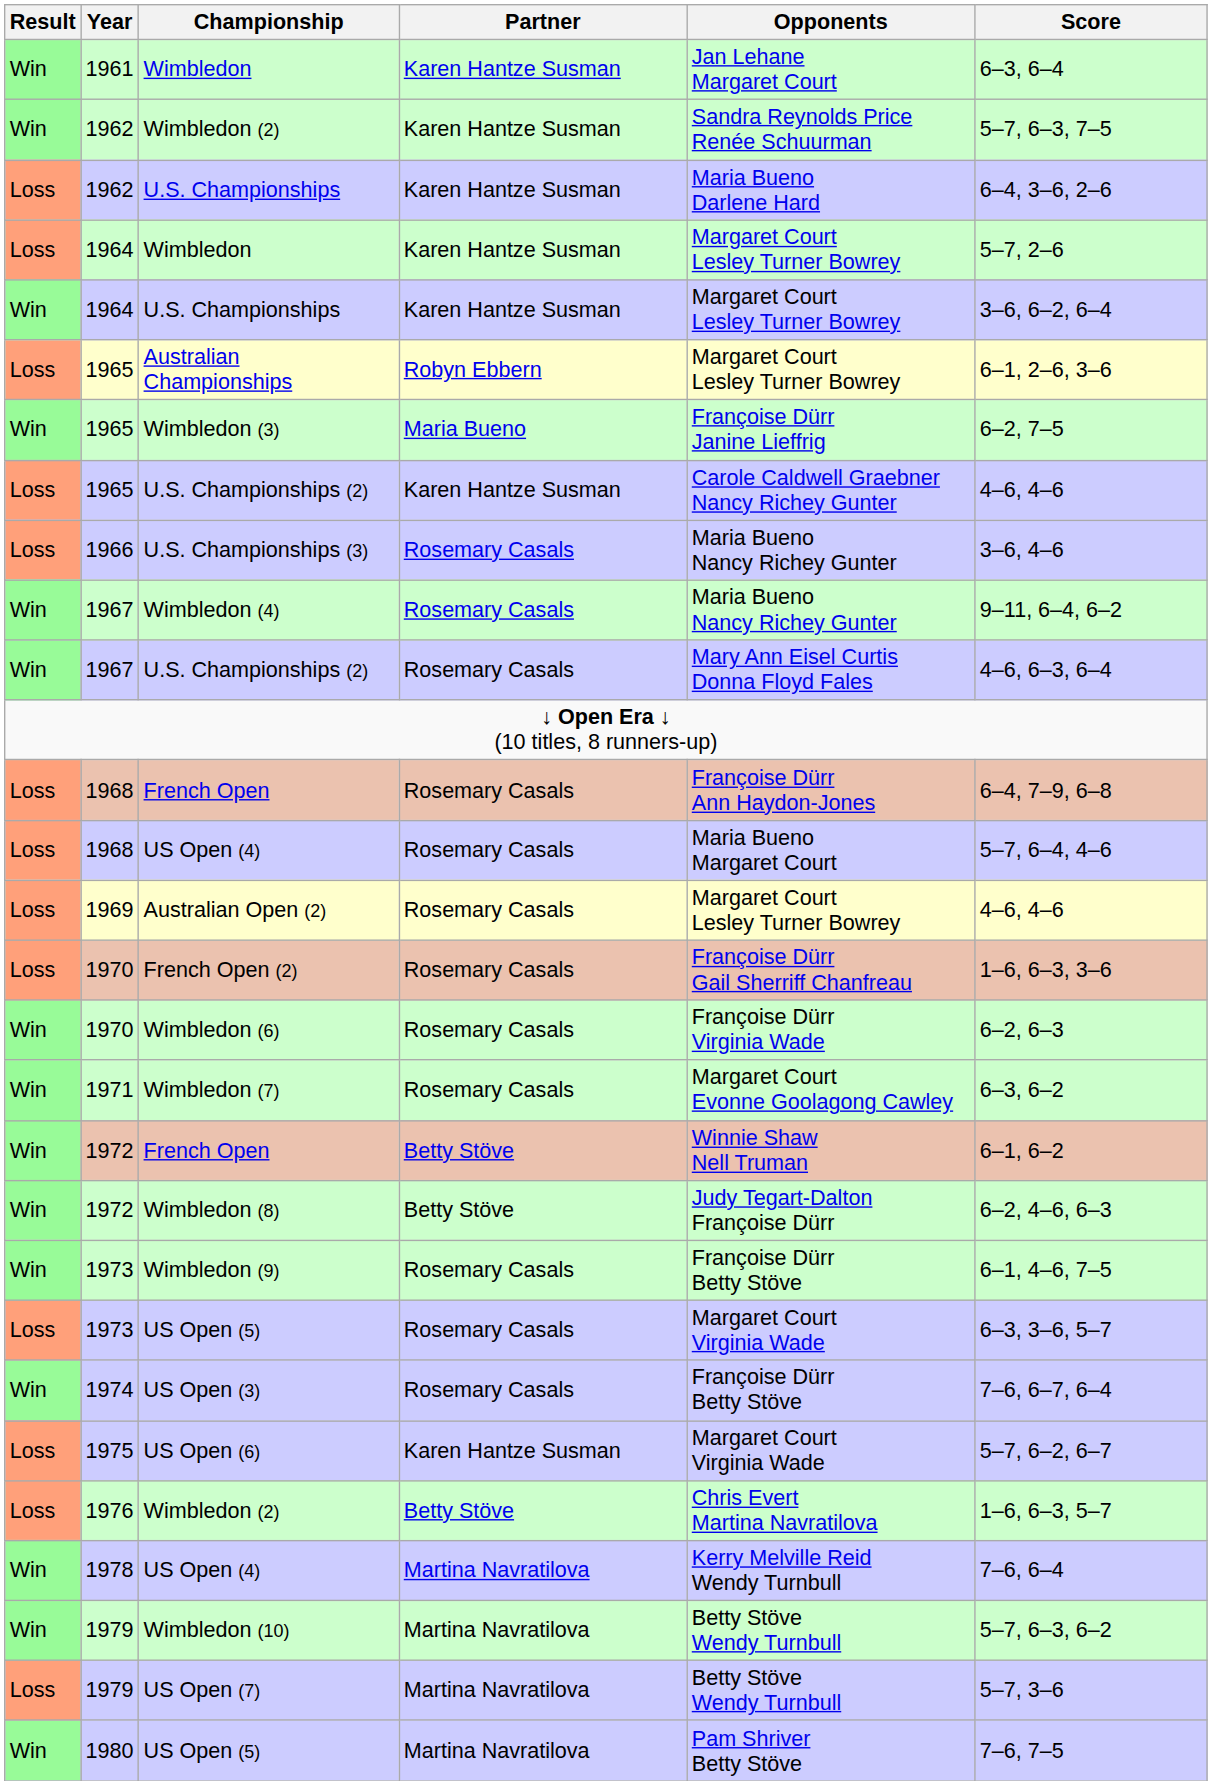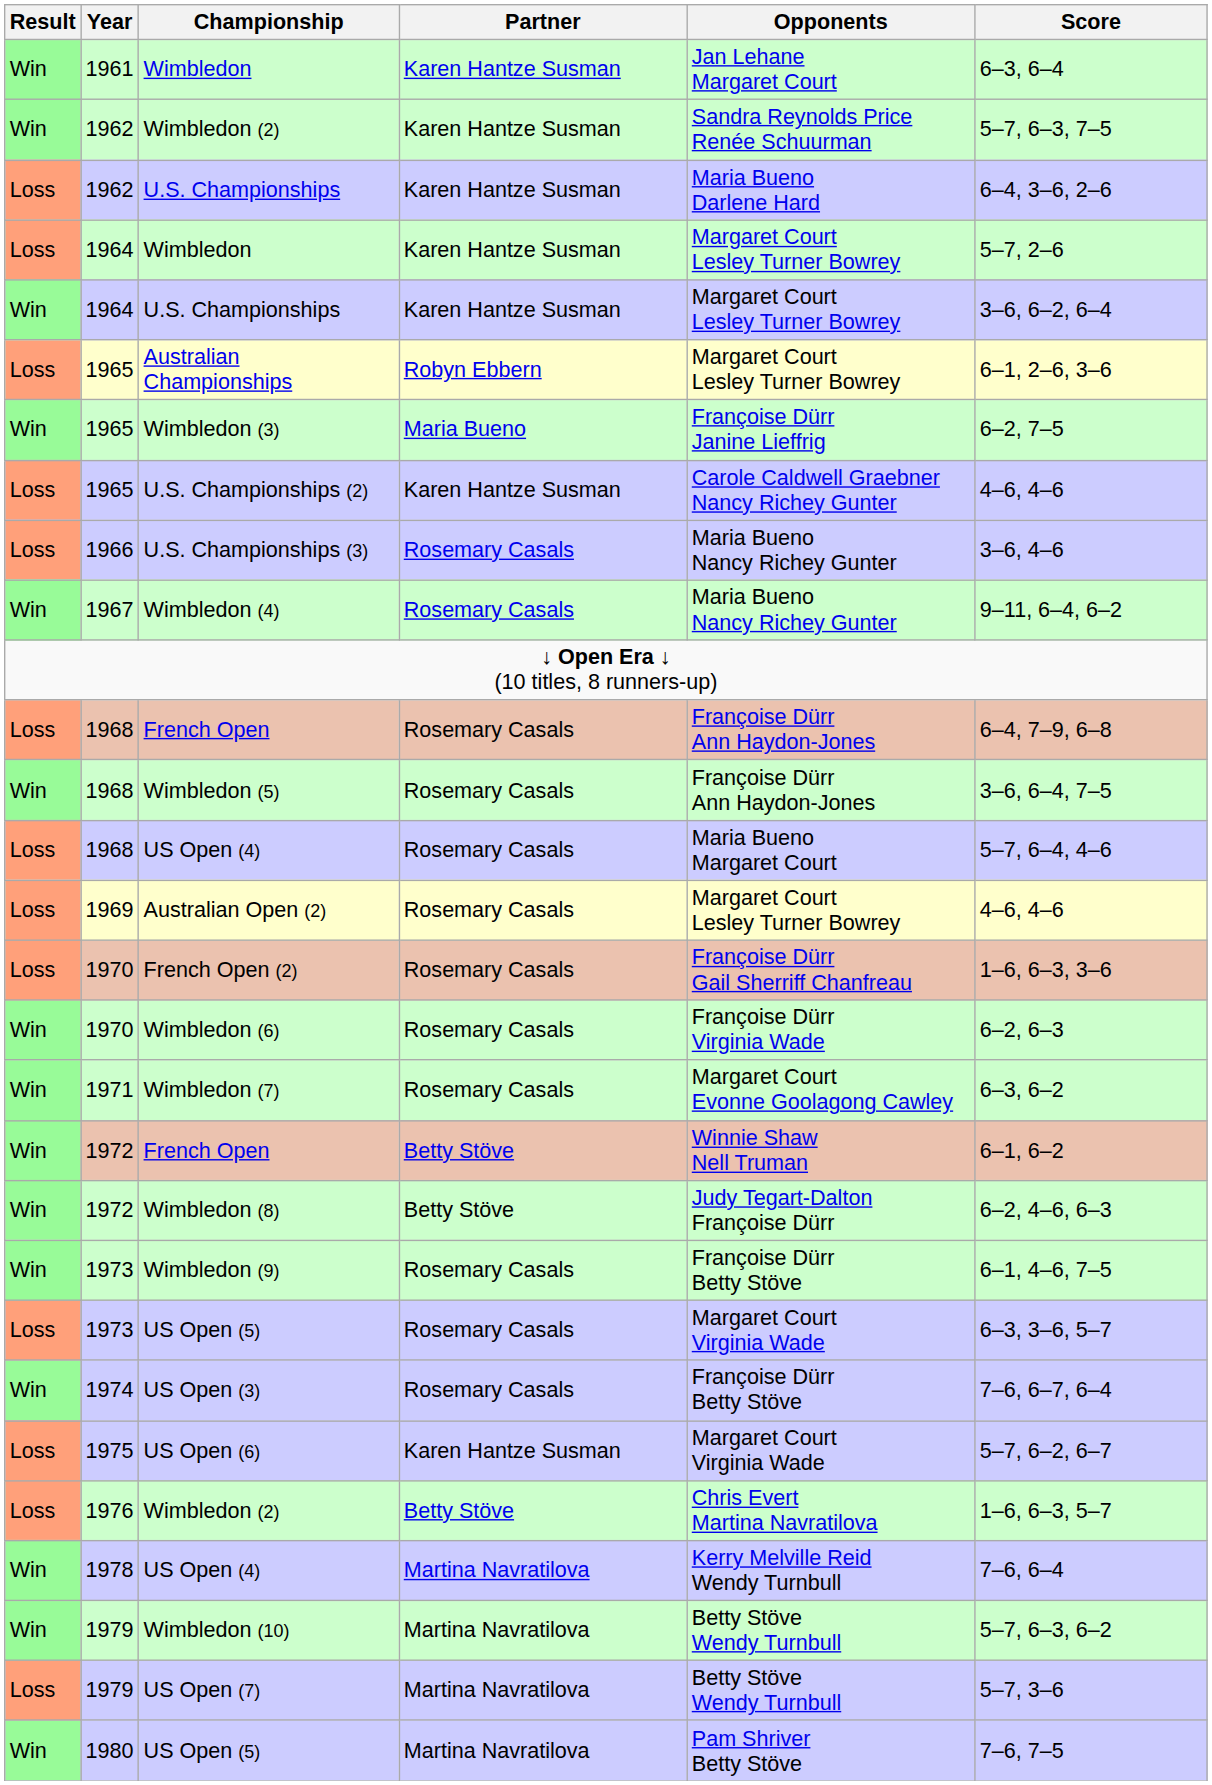- row: (110, 669)
+ row: (110, 789)
